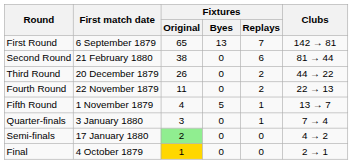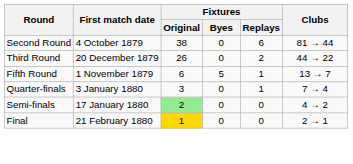- row: (32, 43)
(114, 58) 21 February 1880 -> (109, 43) 4 October 1879
- row: (36, 89)
(182, 105) 4 -> (182, 74) 6
(109, 151) 4 October 1879 -> (114, 120) 21 February 1880
